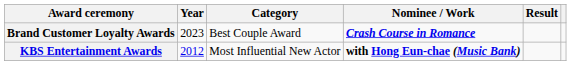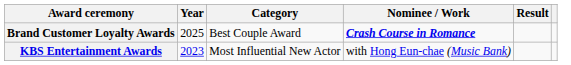(192, 32) 2023 -> (192, 32) 2025
(192, 51) 2012 -> (192, 51) 2023
(433, 51) bold -> (429, 51) normal
